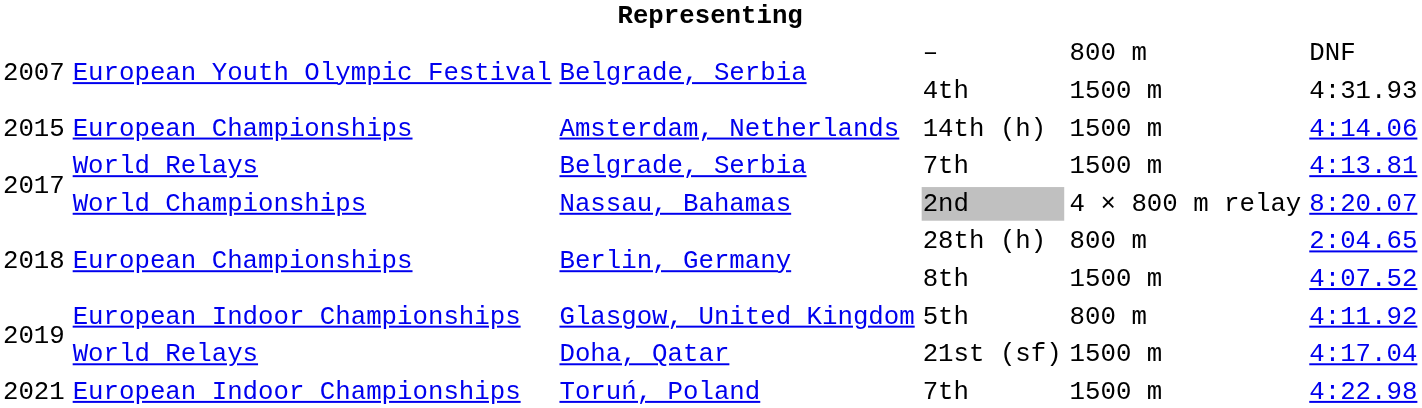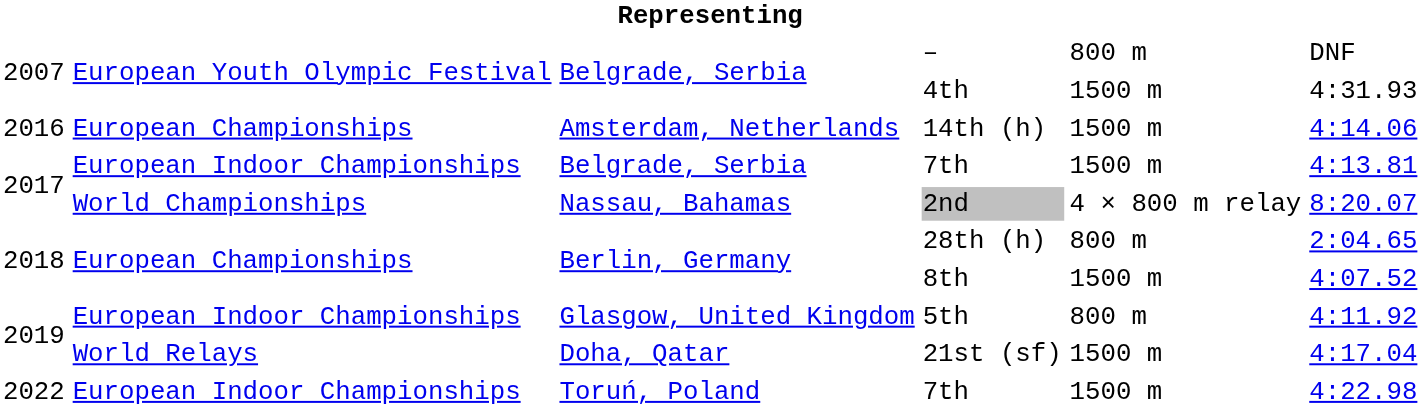(34, 129) 2015 -> (34, 129) 2016
(165, 166) World Relays -> (297, 166) European Indoor Championships
(34, 392) 2021 -> (34, 392) 2022
